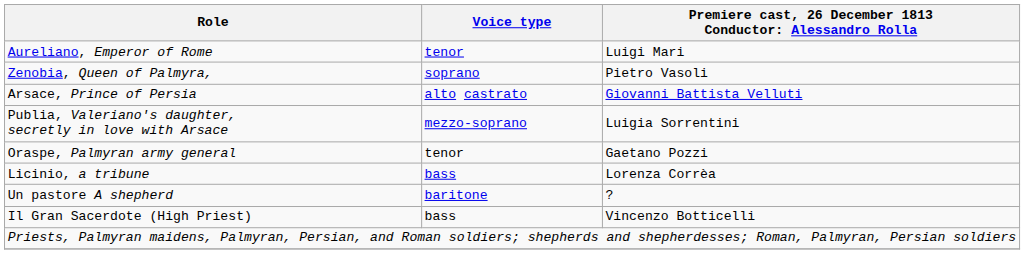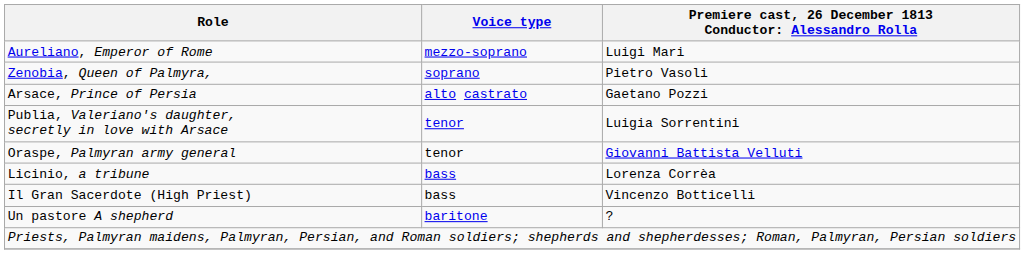(444, 52) tenor -> (476, 52) mezzo-soprano
(704, 95) Giovanni Battista Velluti -> (657, 95) Gaetano Pozzi
(476, 124) mezzo-soprano -> (444, 124) tenor
(657, 153) Gaetano Pozzi -> (704, 153) Giovanni Battista Velluti
rows swapped: (130, 217) <-> (90, 195)
